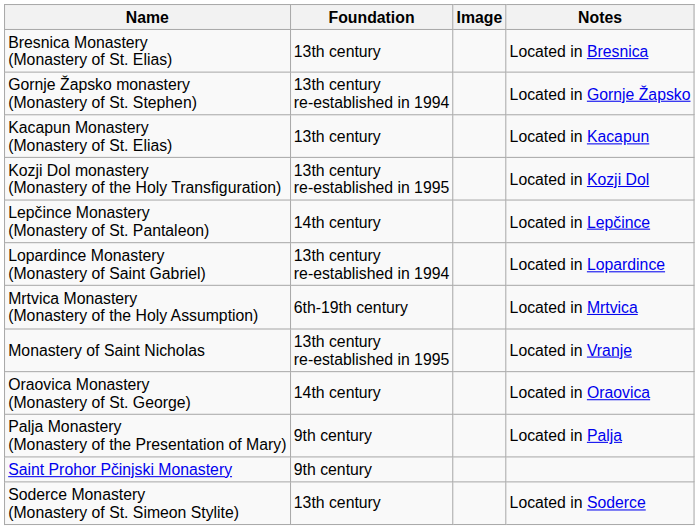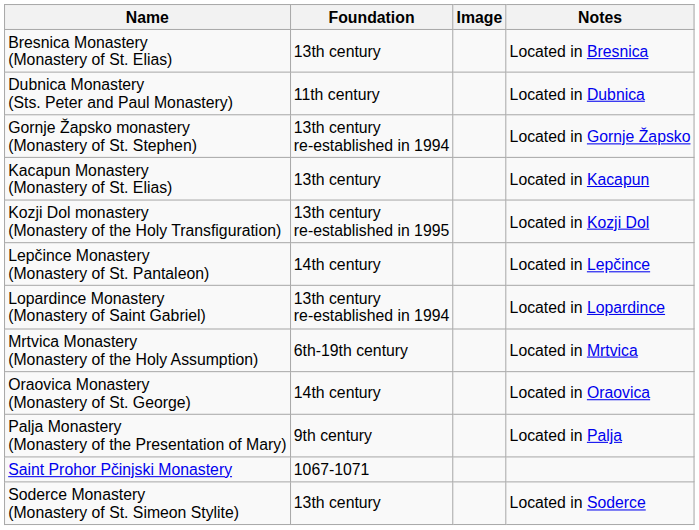+ row: (121, 94)
- row: (107, 350)
(333, 469) 9th century -> (332, 469) 1067-1071
